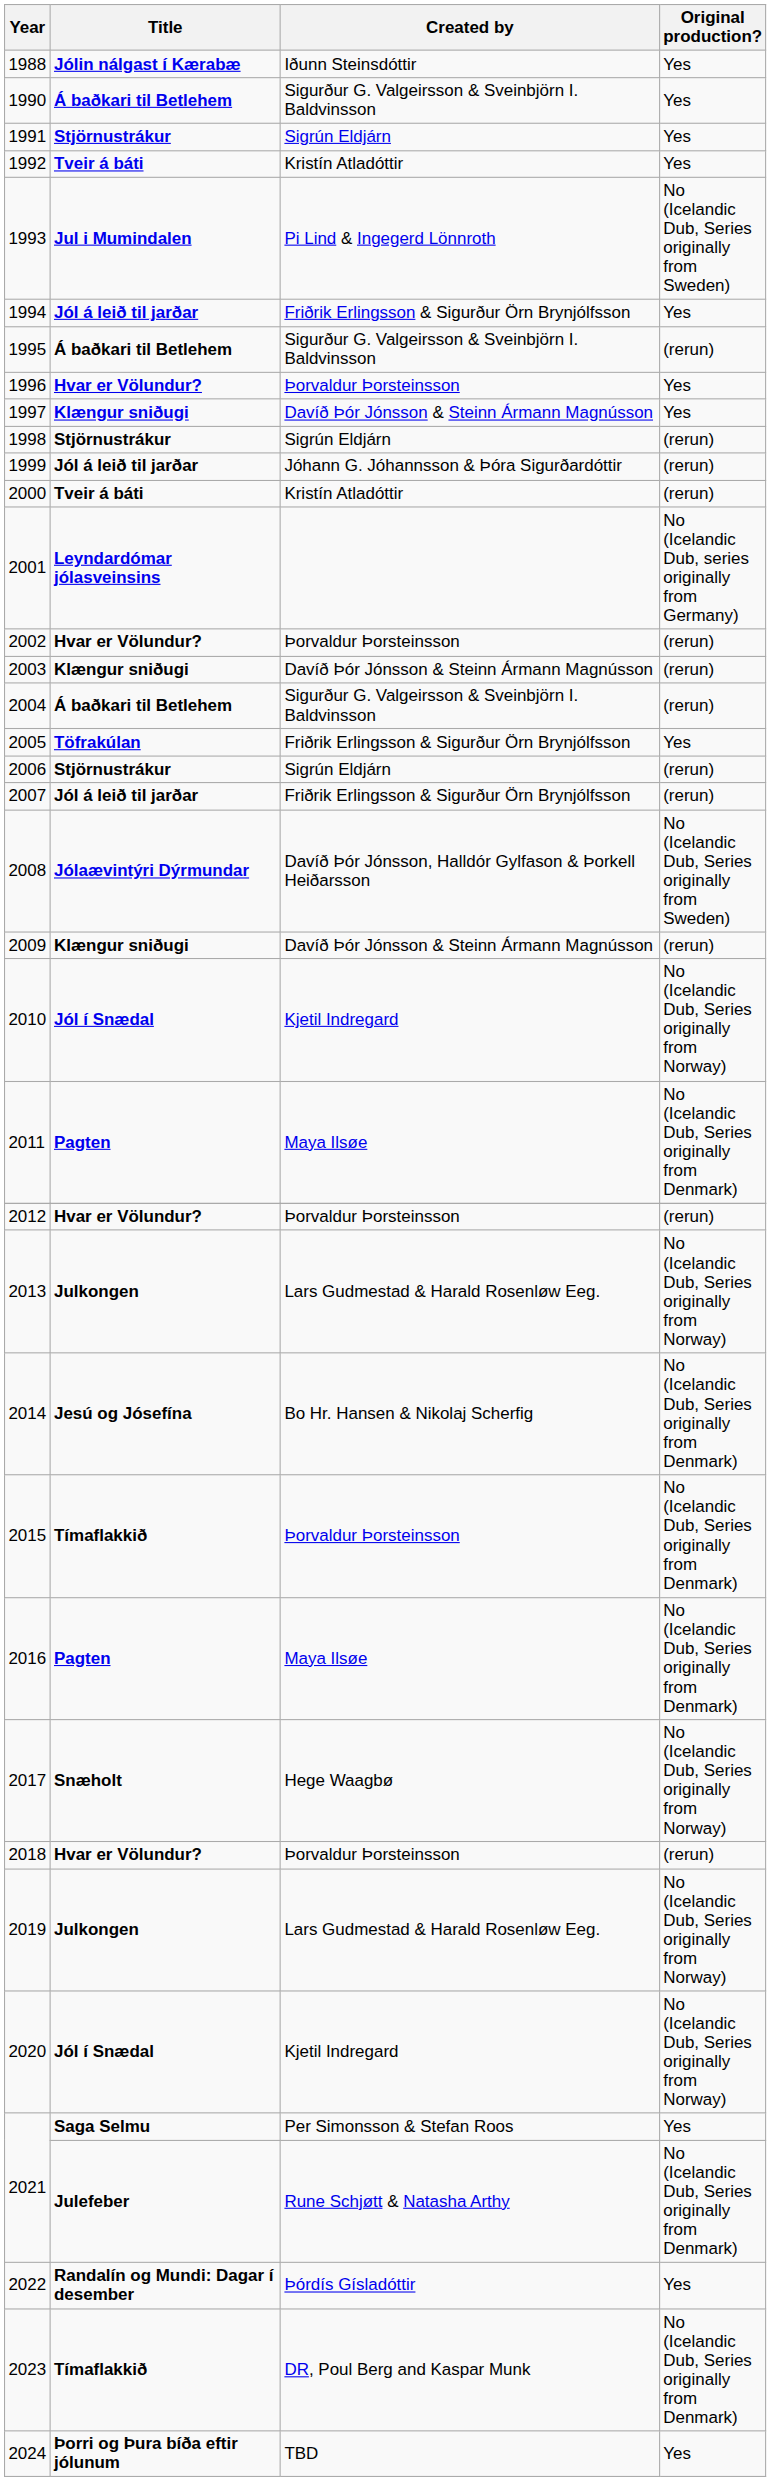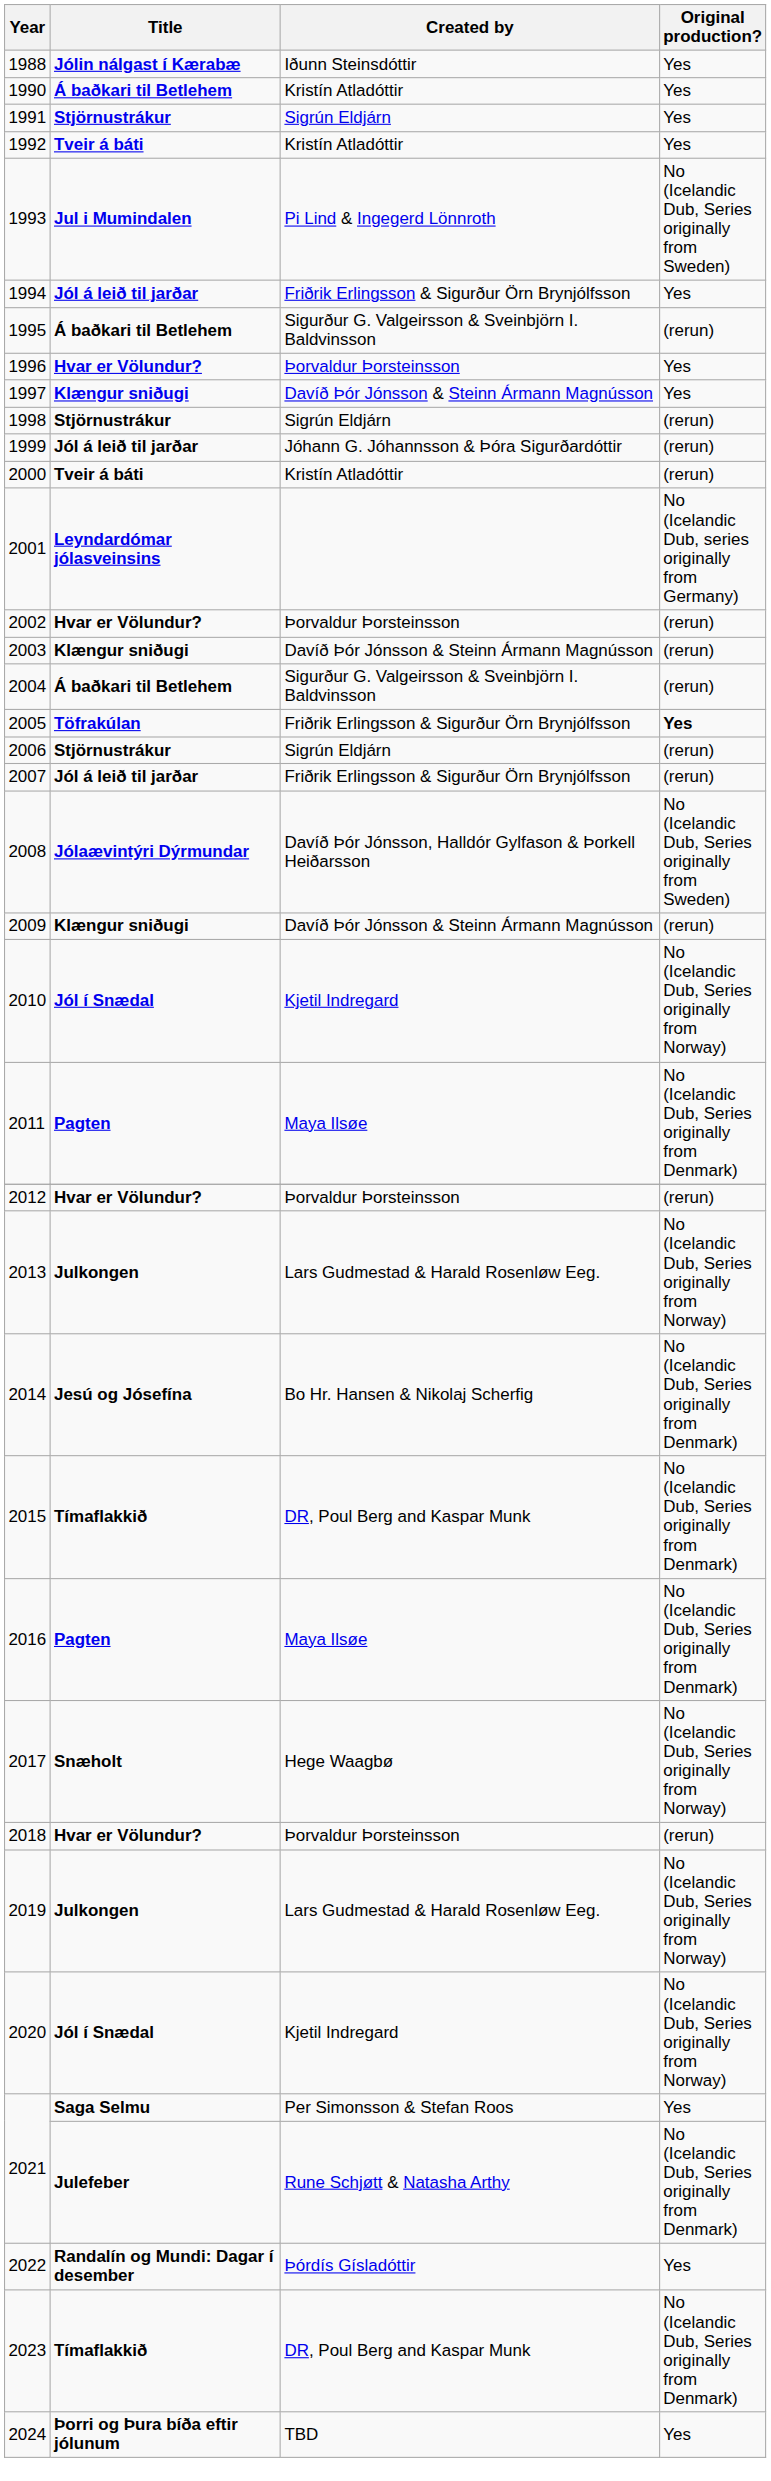(431, 100) Sigurður G. Valgeirsson & Sveinbjörn I. Baldvinsson -> (344, 90) Kristín Atladóttir
(677, 742) normal -> (678, 723) bold
(372, 1536) Þorvaldur Þorsteinsson -> (407, 1516) DR, Poul Berg and Kaspar Munk
